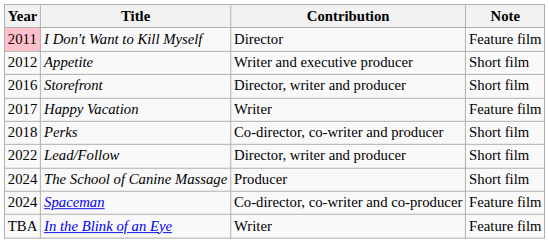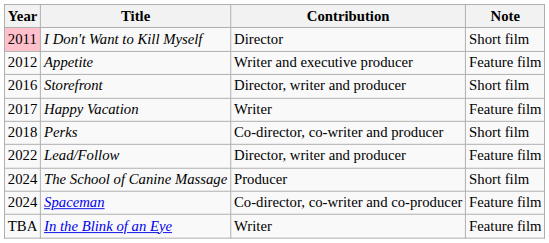(505, 39) Feature film -> (499, 39) Short film
(499, 62) Short film -> (505, 62) Feature film
(499, 156) Short film -> (505, 156) Feature film
